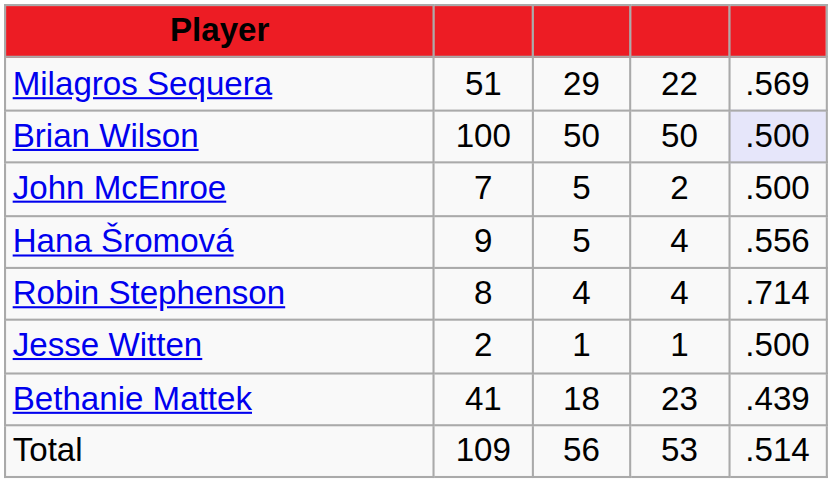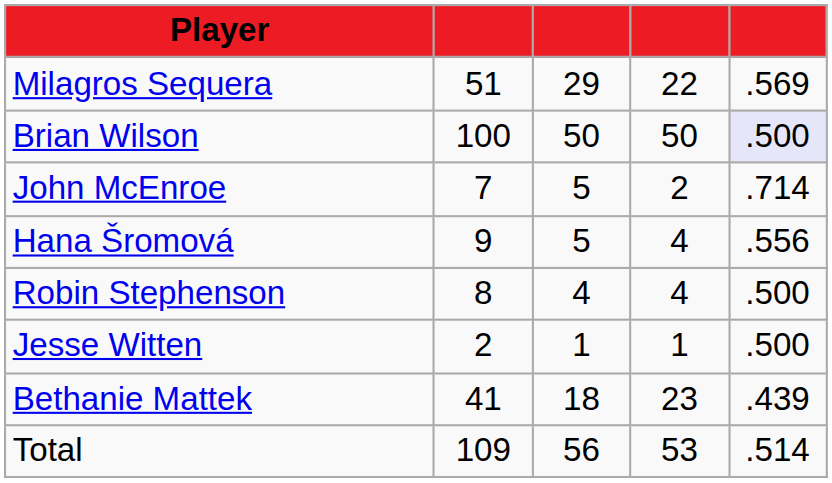(778, 188) .500 -> (778, 188) .714
(778, 293) .714 -> (778, 293) .500
